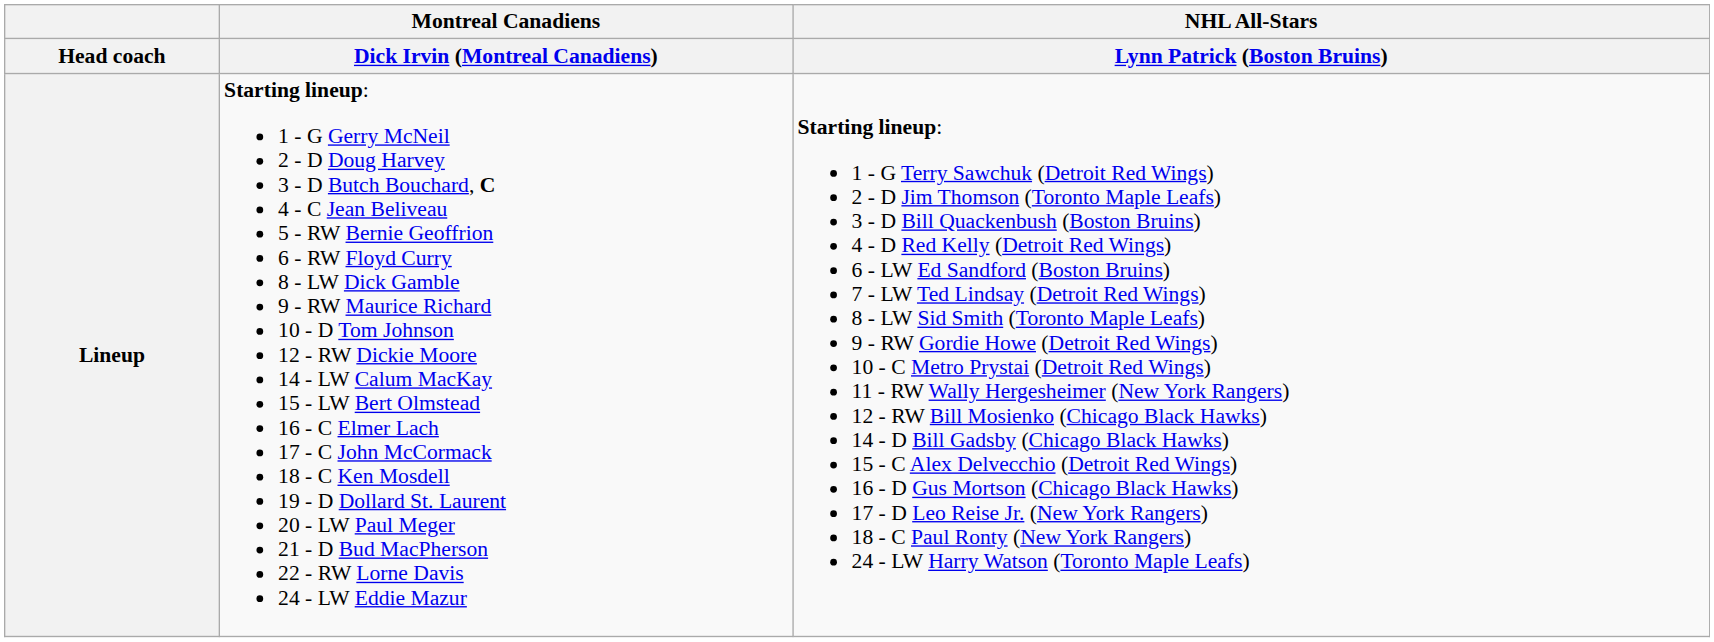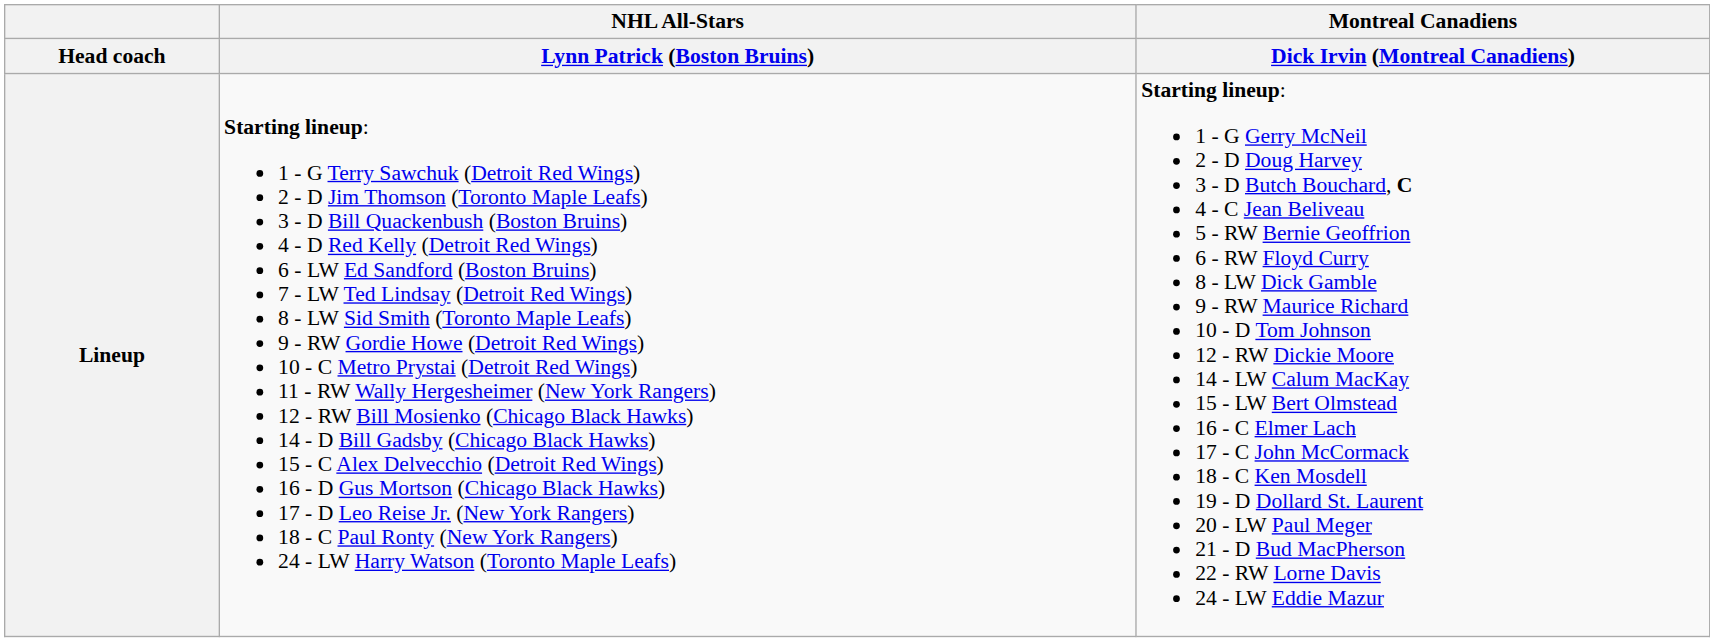columns swapped: (1251, 55) <-> (506, 55)
